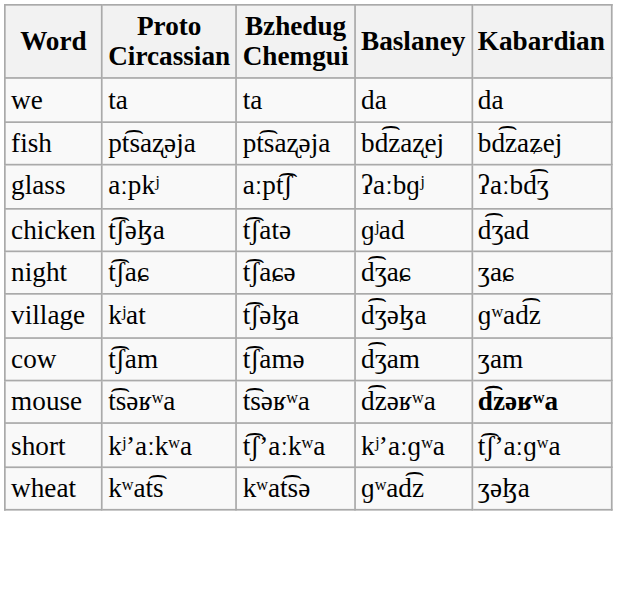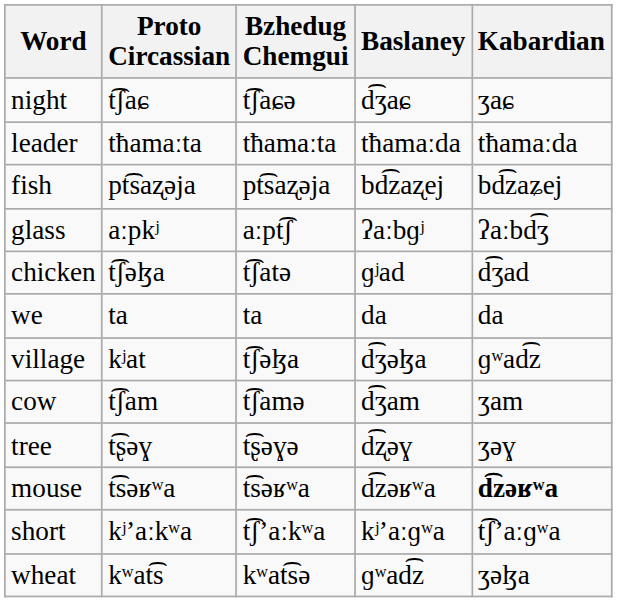rows swapped: (27, 99) <-> (39, 272)
+ row: (44, 142)
+ row: (32, 444)
